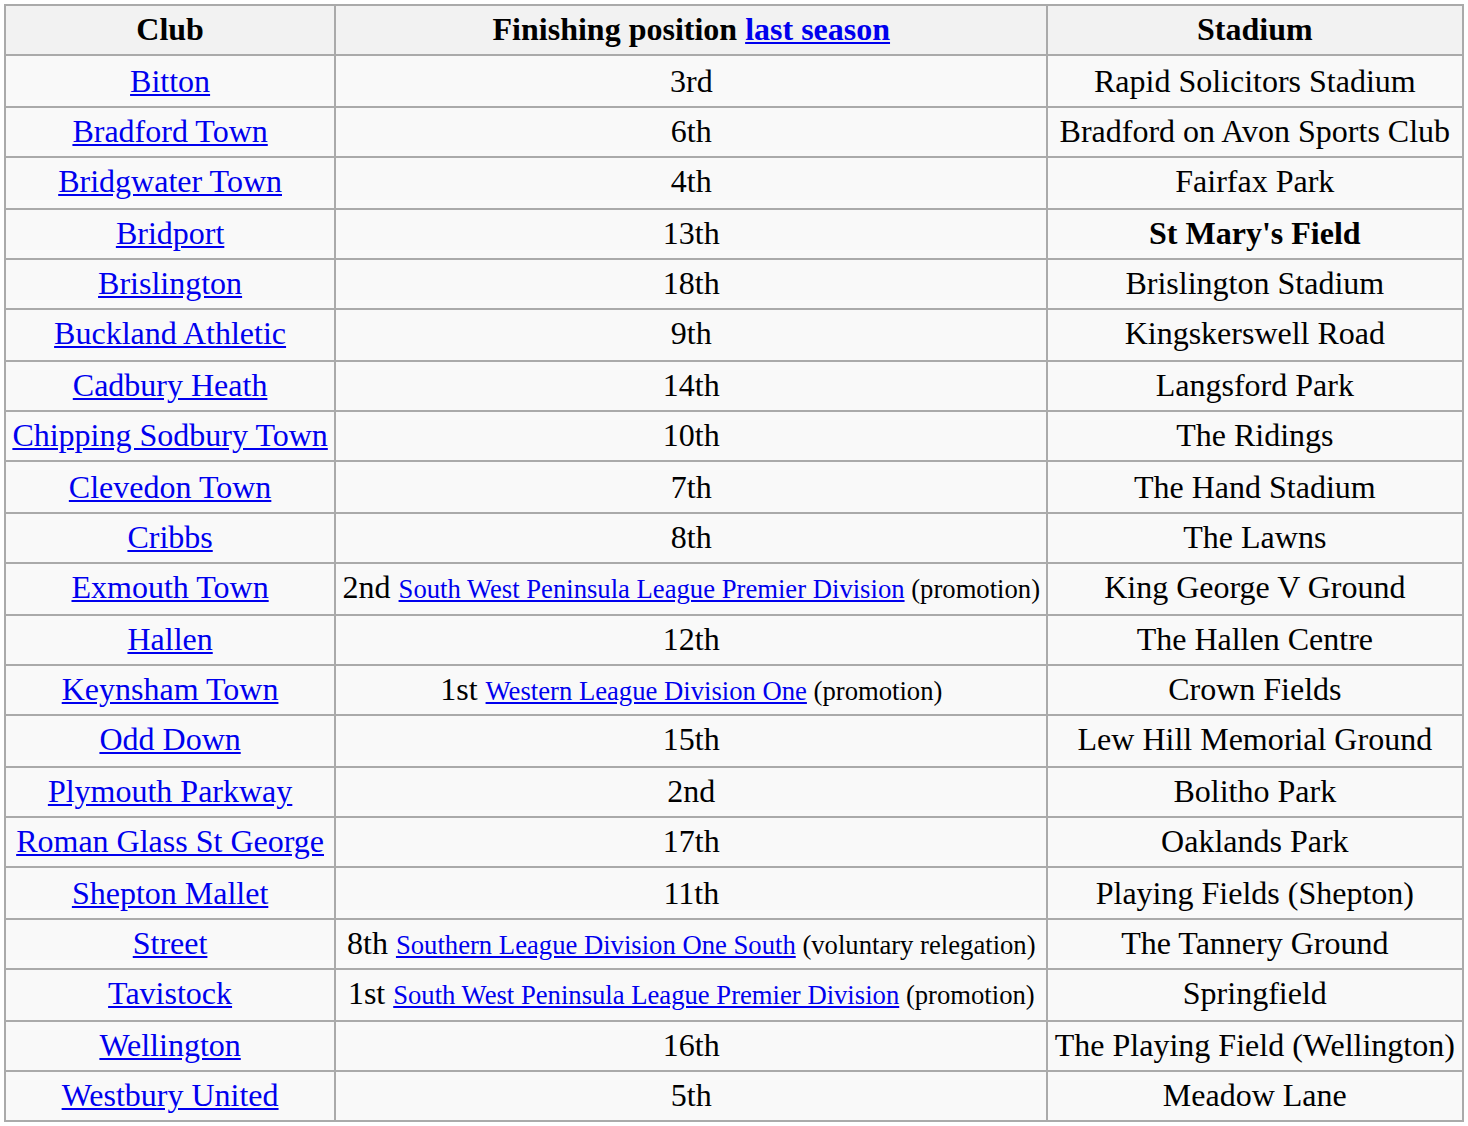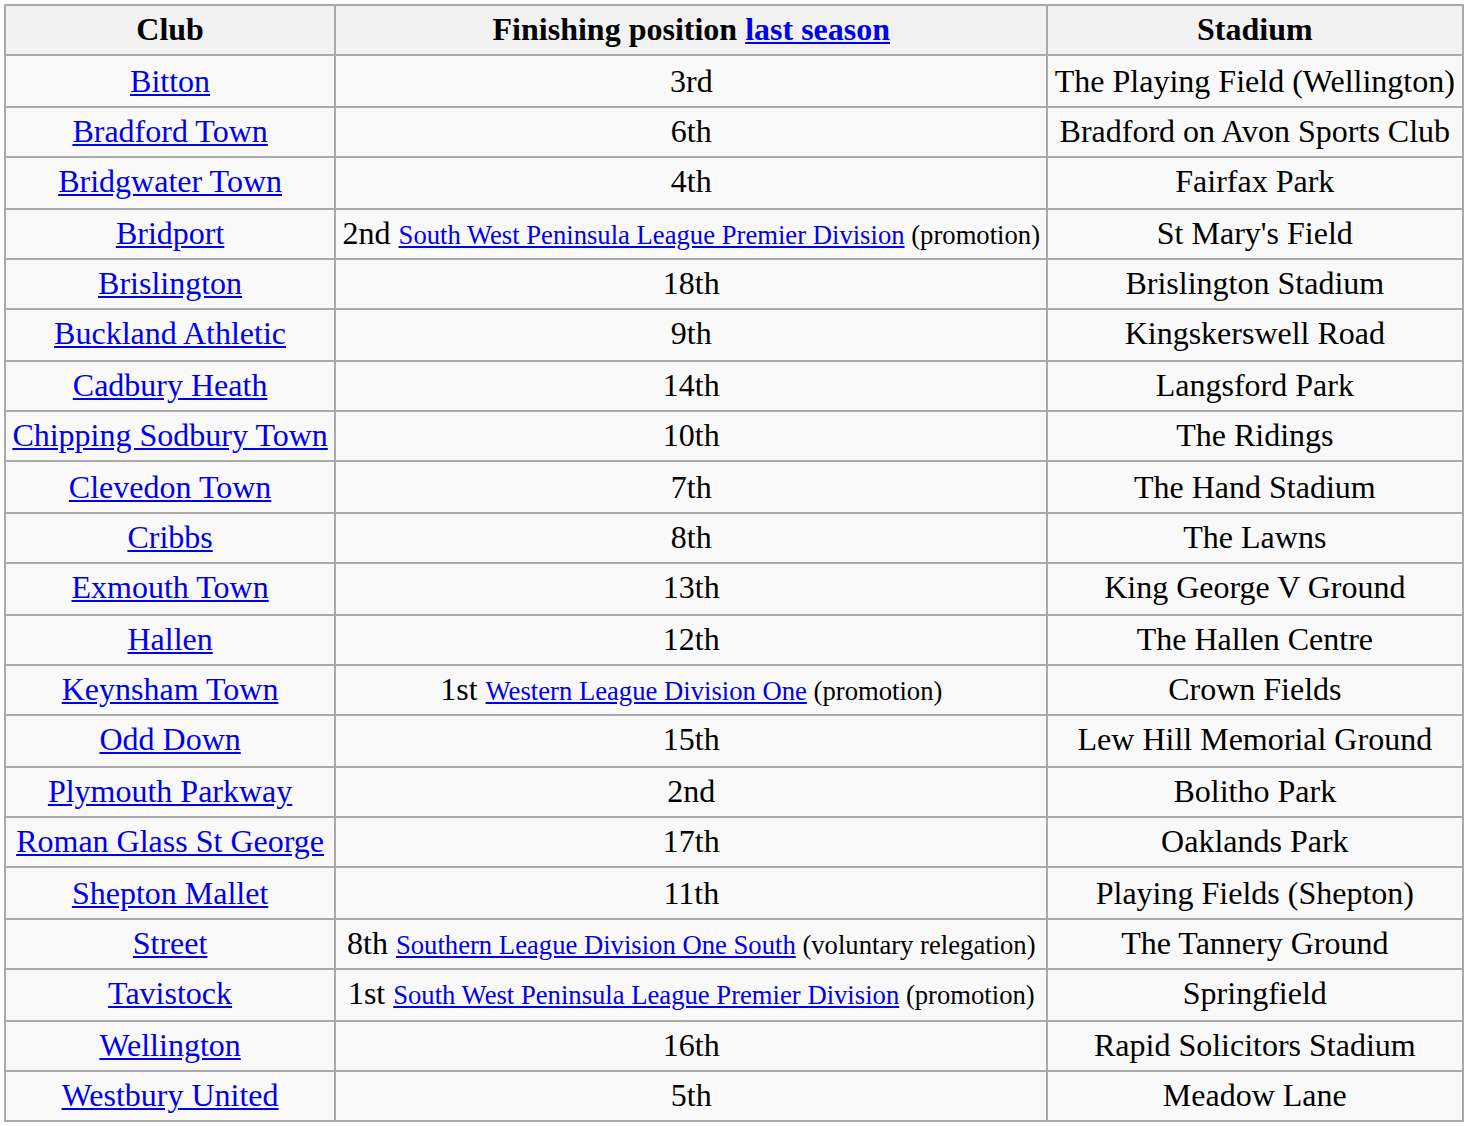(1255, 80) Rapid Solicitors Stadium -> (1255, 80) The Playing Field (Wellington)
(691, 232) 13th -> (691, 232) 2nd South West Peninsula League Premier Division (promotion)
(1255, 232) bold -> (1255, 232) normal
(691, 588) 2nd South West Peninsula League Premier Division (promotion) -> (691, 588) 13th
(1255, 1044) The Playing Field (Wellington) -> (1255, 1044) Rapid Solicitors Stadium
